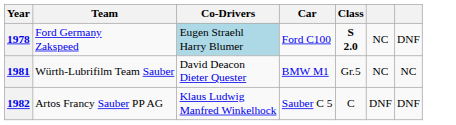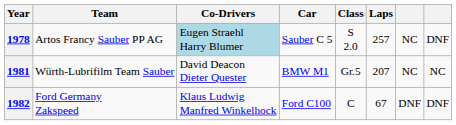+ column: (381, 14)
(68, 39) Ford Germany Zakspeed -> (99, 39) Artos Francy Sauber PP AG
(306, 39) Ford C100 -> (307, 39) Sauber C 5
(351, 39) bold -> (351, 39) normal
(99, 104) Artos Francy Sauber PP AG -> (68, 104) Ford Germany Zakspeed
(307, 104) Sauber C 5 -> (306, 104) Ford C100
